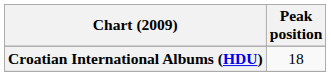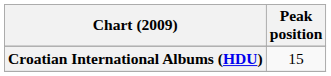(296, 58) 18 -> (296, 58) 15
